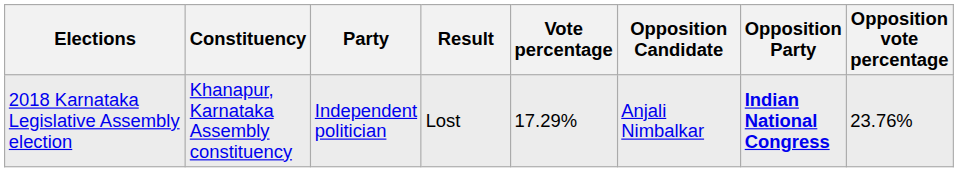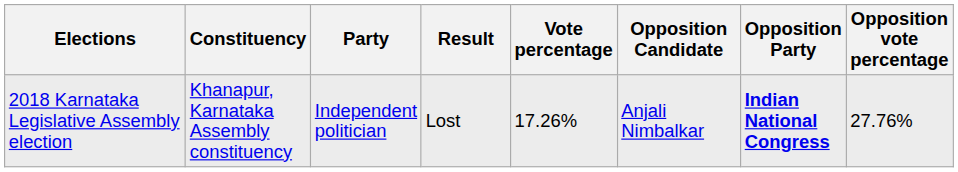(546, 120) 17.29% -> (546, 120) 17.26%
(882, 120) 23.76% -> (882, 120) 27.76%
